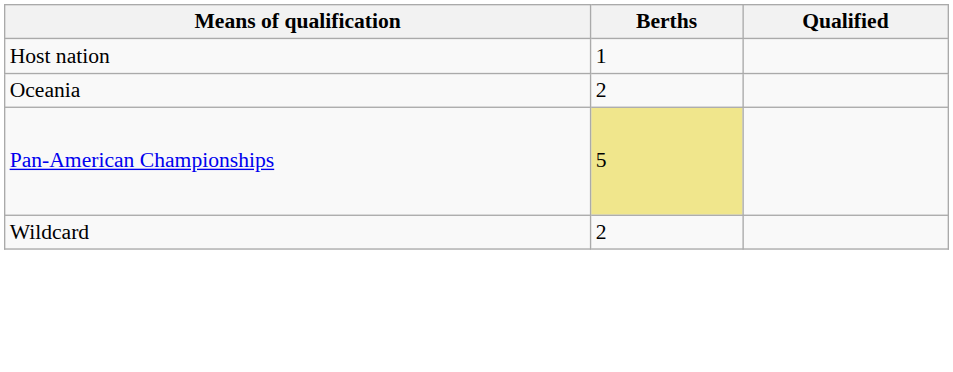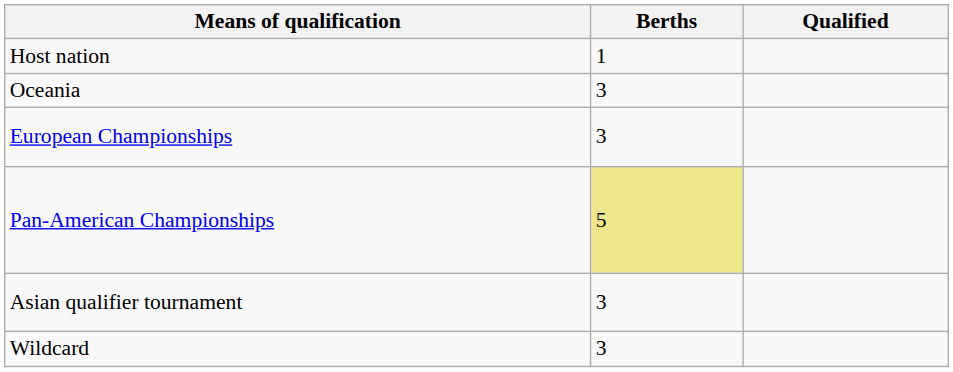(601, 90) 2 -> (601, 90) 3
+ row: (121, 136)
+ row: (126, 302)
(601, 231) 2 -> (601, 348) 3
